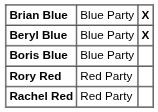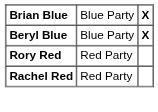- row: (39, 55)
